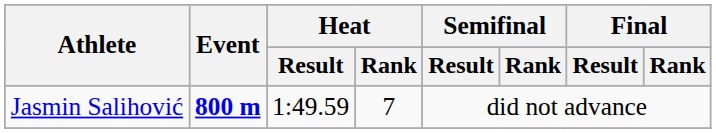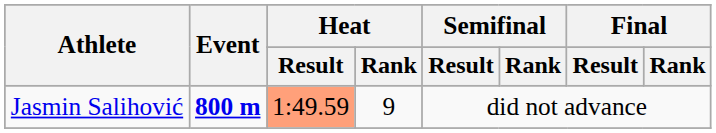(311, 107) no background -> (311, 107) lightsalmon background
(389, 107) 7 -> (389, 107) 9
